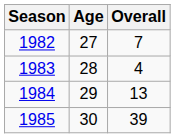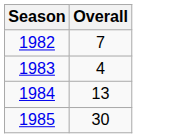- column: (88, 17)
(139, 119) 39 -> (101, 119) 30
